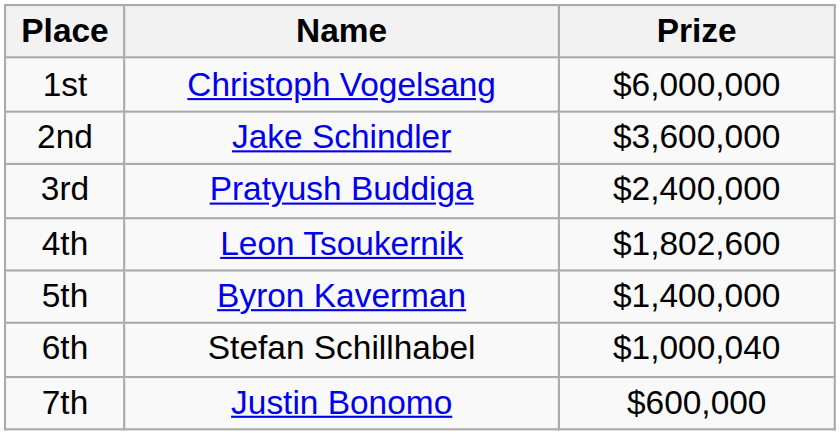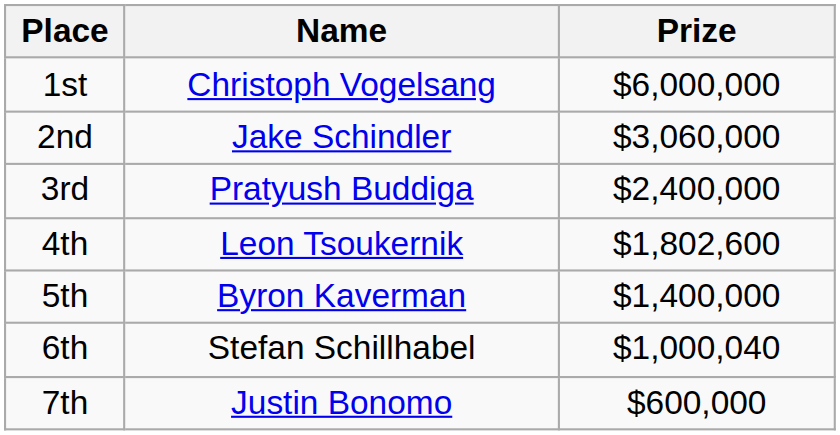(697, 137) $3,600,000 -> (697, 137) $3,060,000
